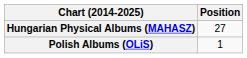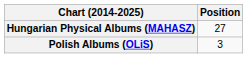(220, 45) 1 -> (220, 45) 3
